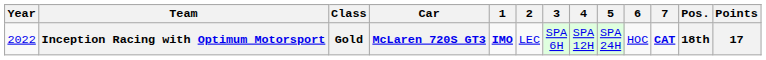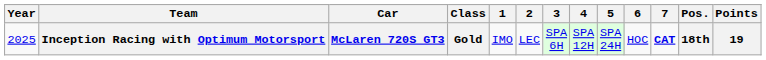columns swapped: (429, 14) <-> (349, 14)
(22, 39) 2022 -> (22, 39) 2025
(502, 39) bold -> (502, 39) normal
(737, 39) 17 -> (737, 39) 19
